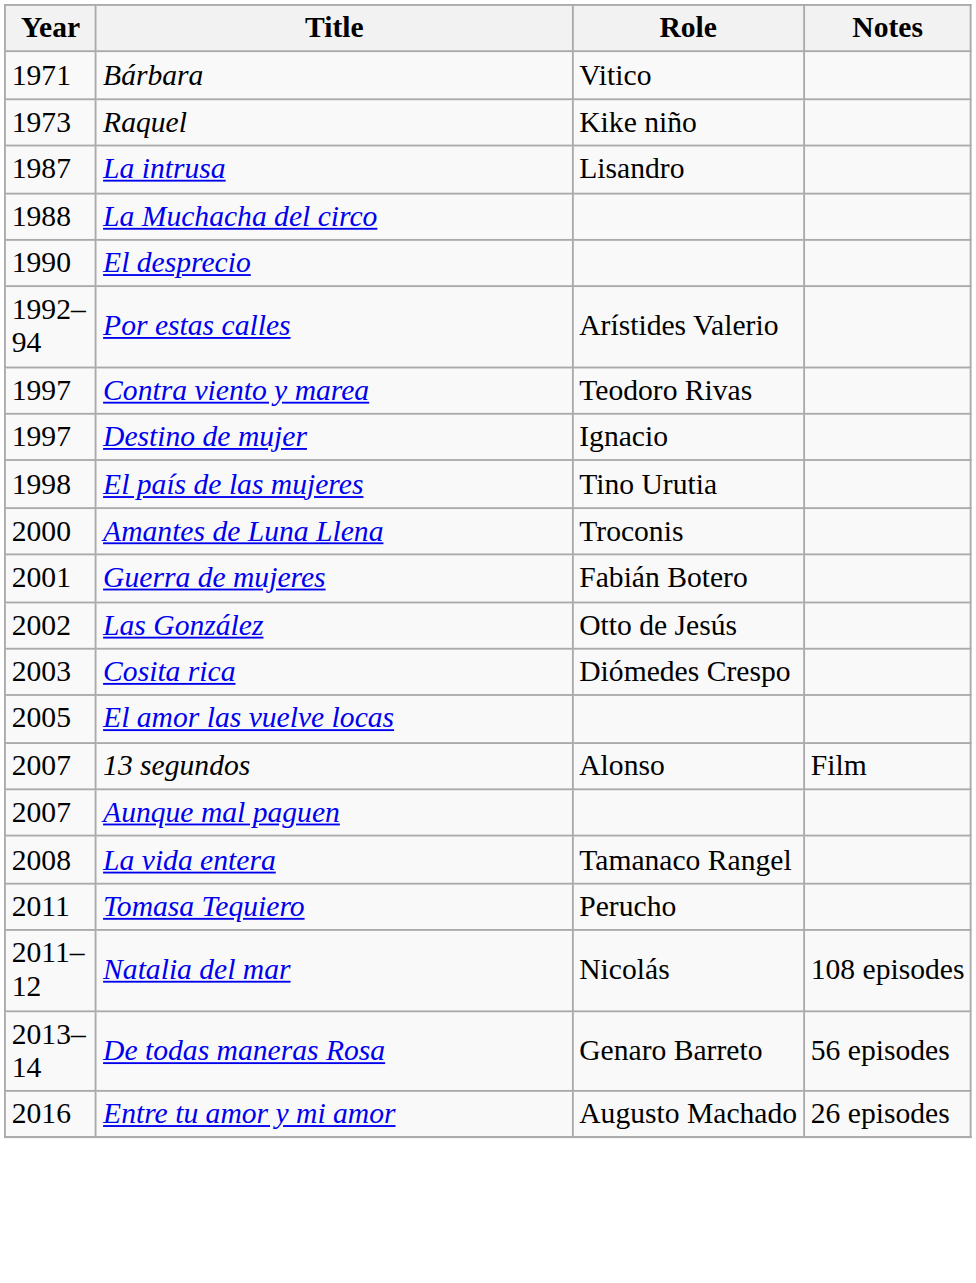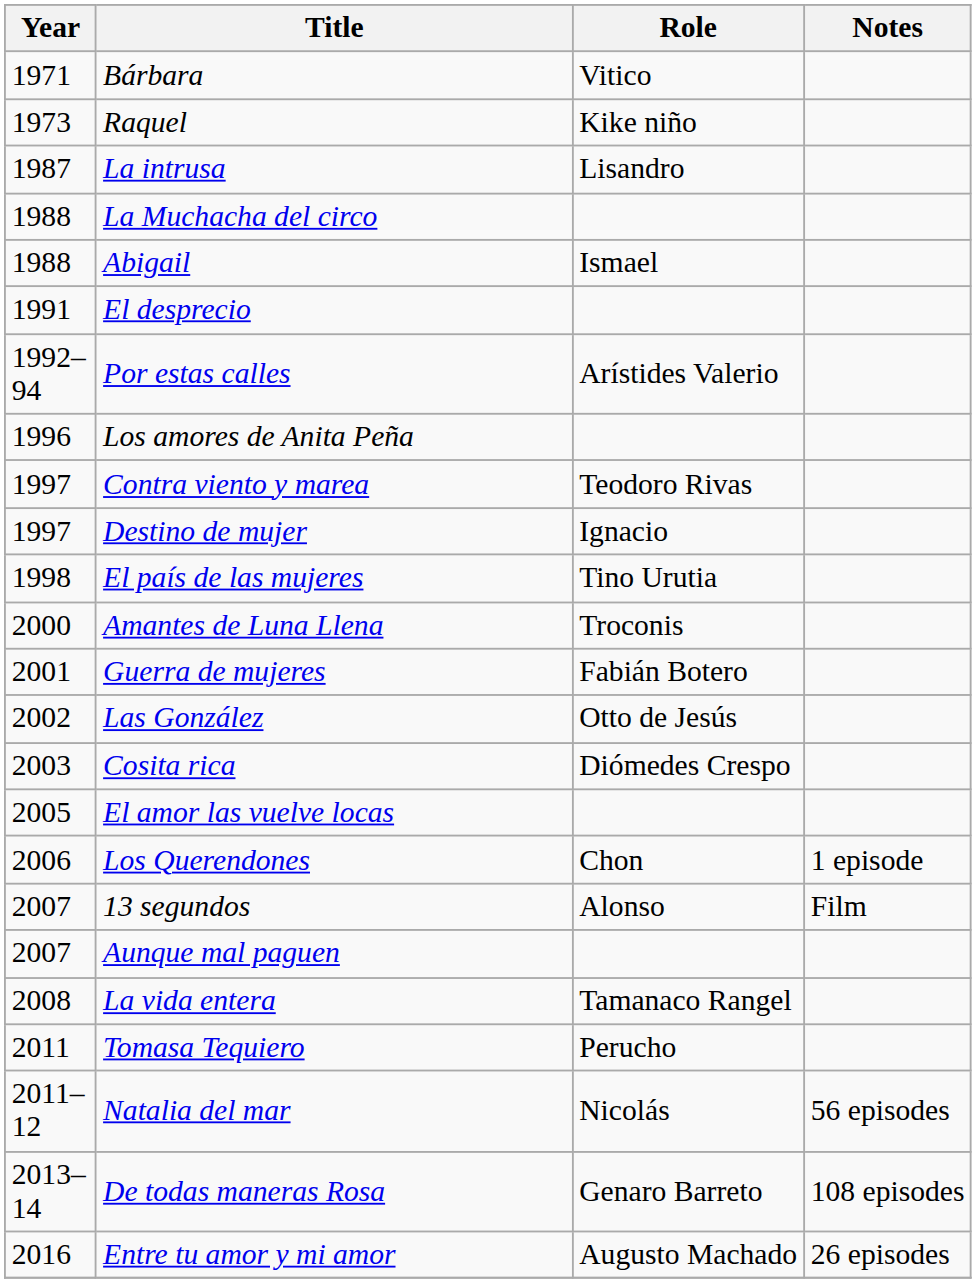+ row: (147, 262)
(41, 262) 1990 -> (41, 309) 1991
+ row: (258, 436)
+ row: (207, 859)
(888, 969) 108 episodes -> (880, 1110) 56 episodes
(880, 1050) 56 episodes -> (888, 1190) 108 episodes
